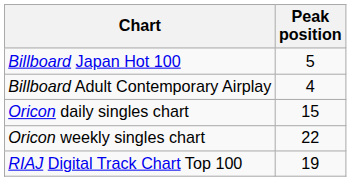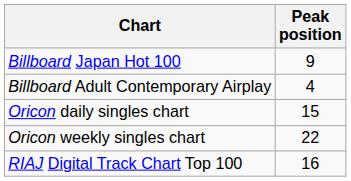(310, 61) 5 -> (310, 61) 9
(310, 163) 19 -> (310, 163) 16
